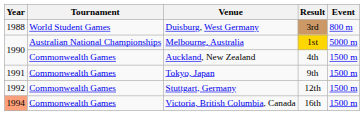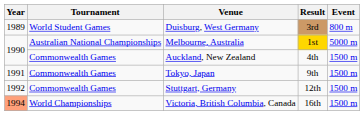(16, 27) 1988 -> (16, 27) 1989
(73, 103) Commonwealth Games -> (70, 103) World Championships
